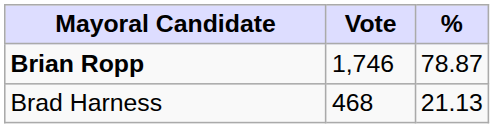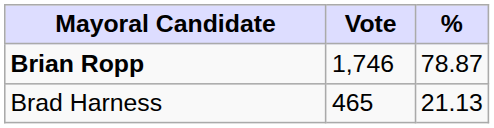(353, 102) 468 -> (353, 102) 465
